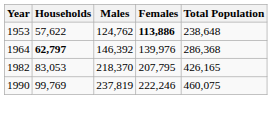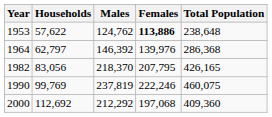(51, 49) bold -> (51, 49) normal
(51, 67) 83,053 -> (51, 67) 83,056
+ row: (18, 103)
